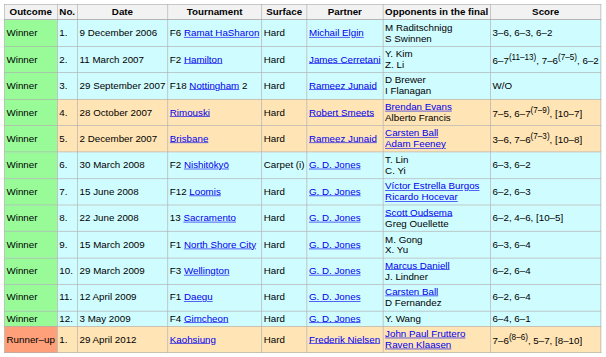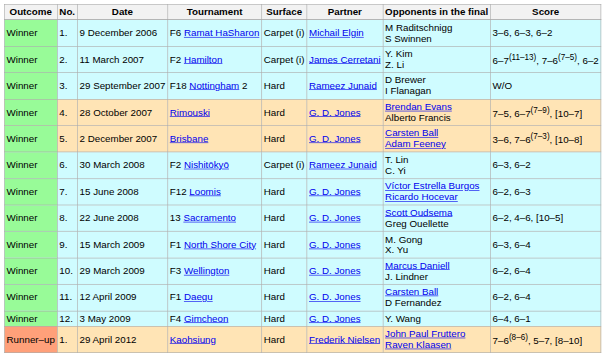(274, 33) Hard -> (284, 33) Carpet (i)
(274, 59) Hard -> (284, 59) Carpet (i)
(342, 112) Robert Smeets -> (335, 112) G. D. Jones
(343, 139) Rameez Junaid -> (335, 139) G. D. Jones
(335, 165) G. D. Jones -> (343, 165) Rameez Junaid
